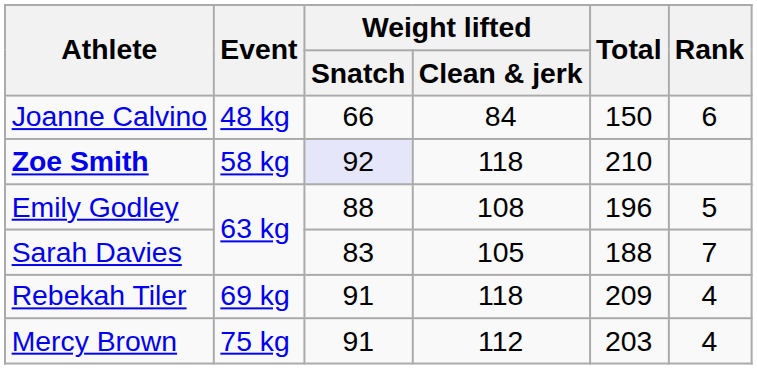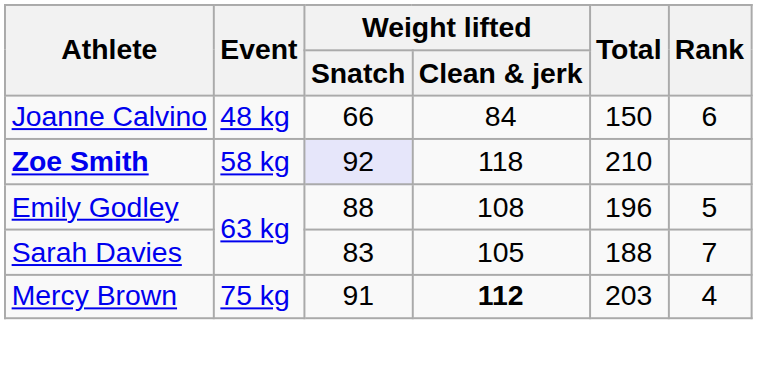- row: (99, 297)
(501, 342) normal -> (501, 297) bold
